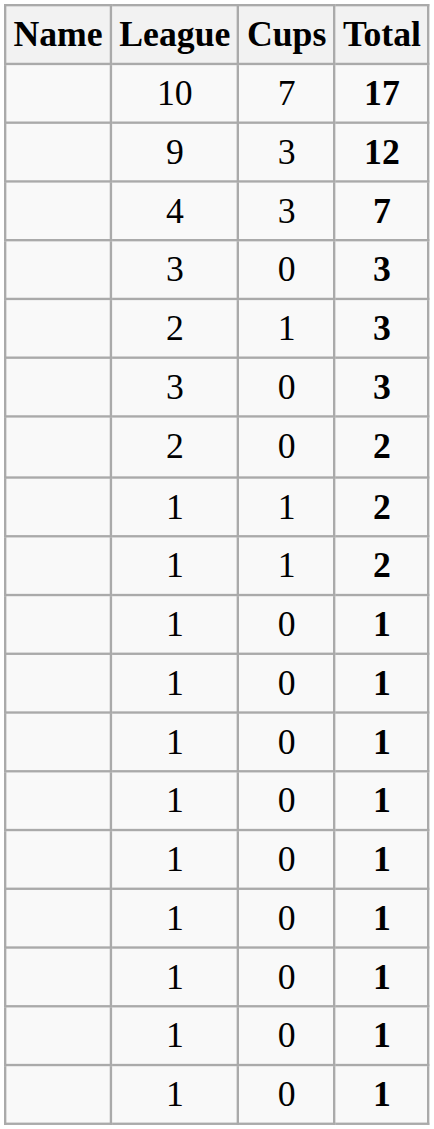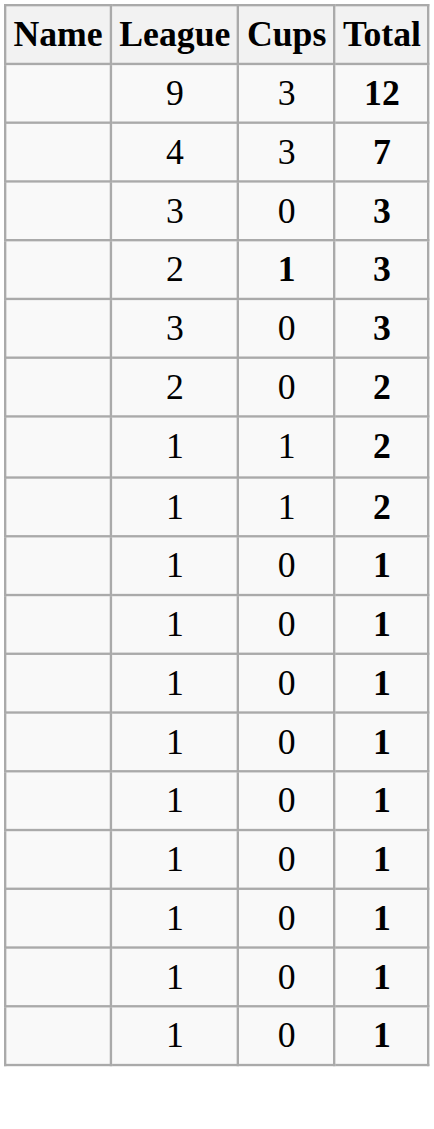- row: (175, 93)
(287, 328) normal -> (287, 269) bold
